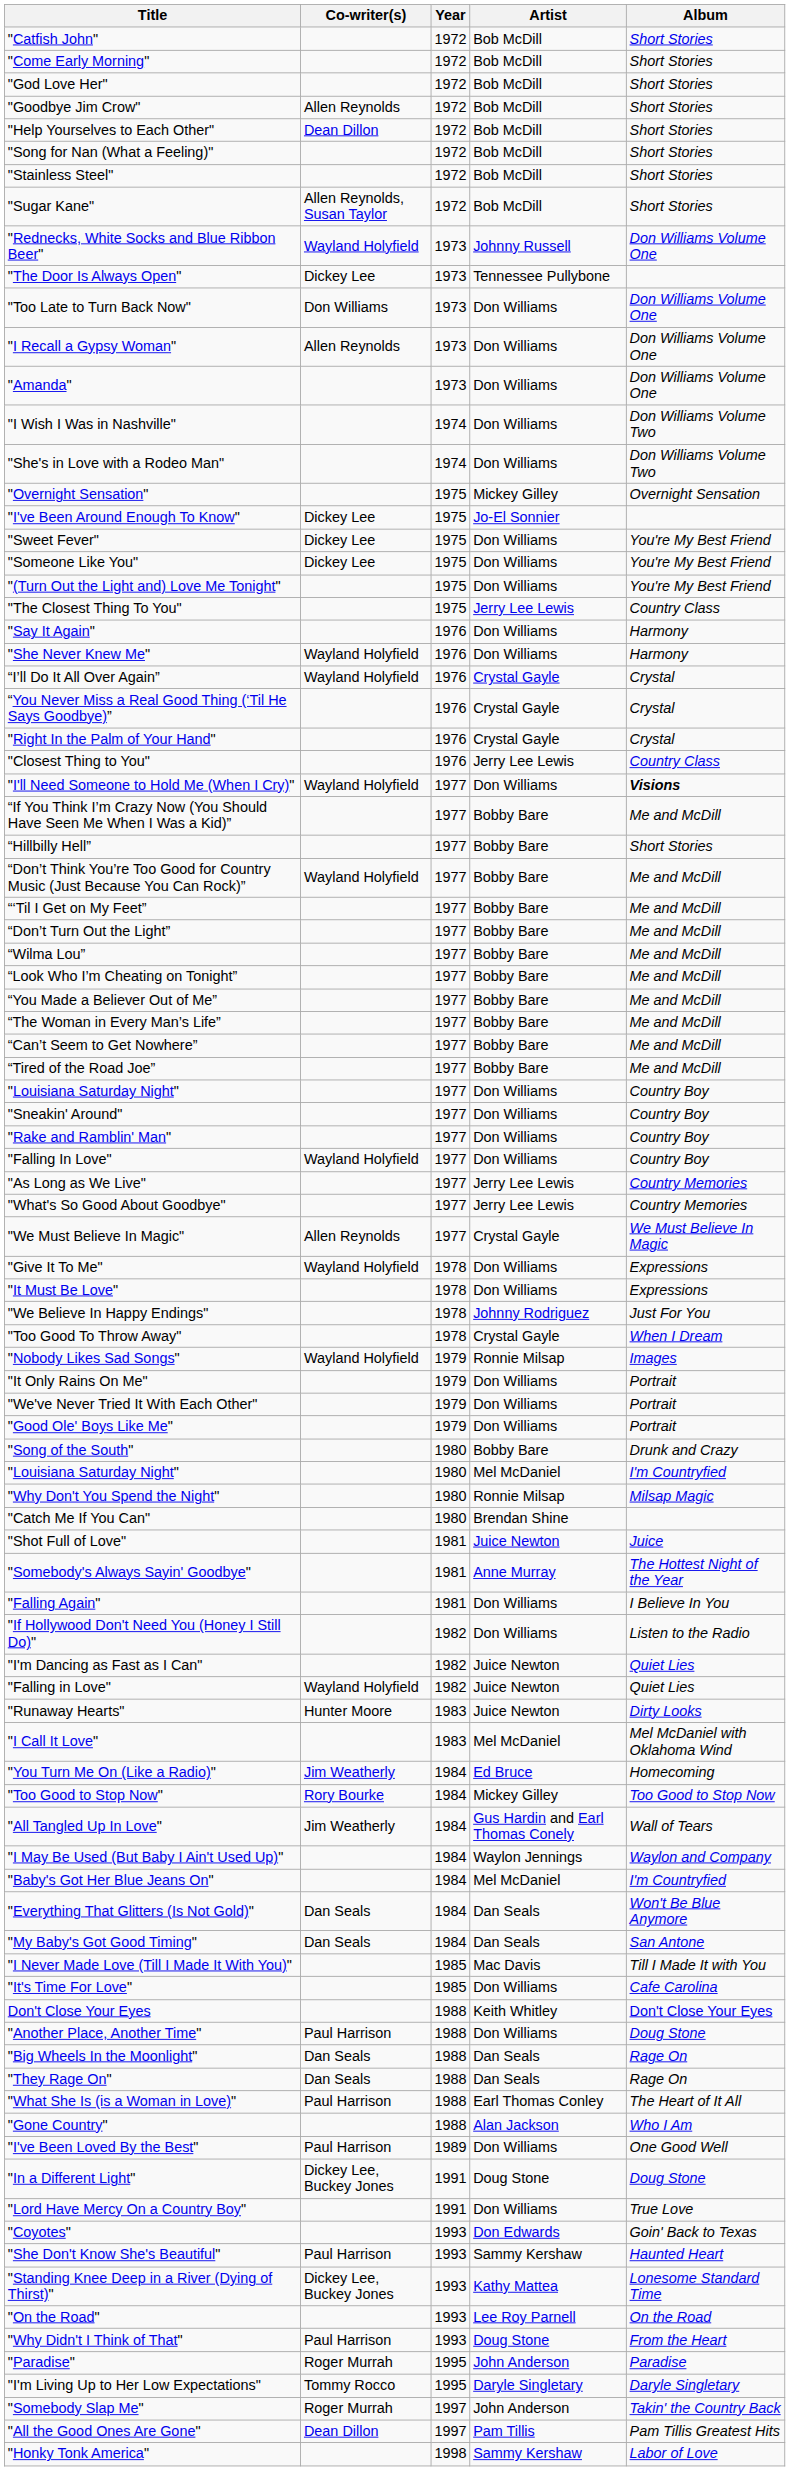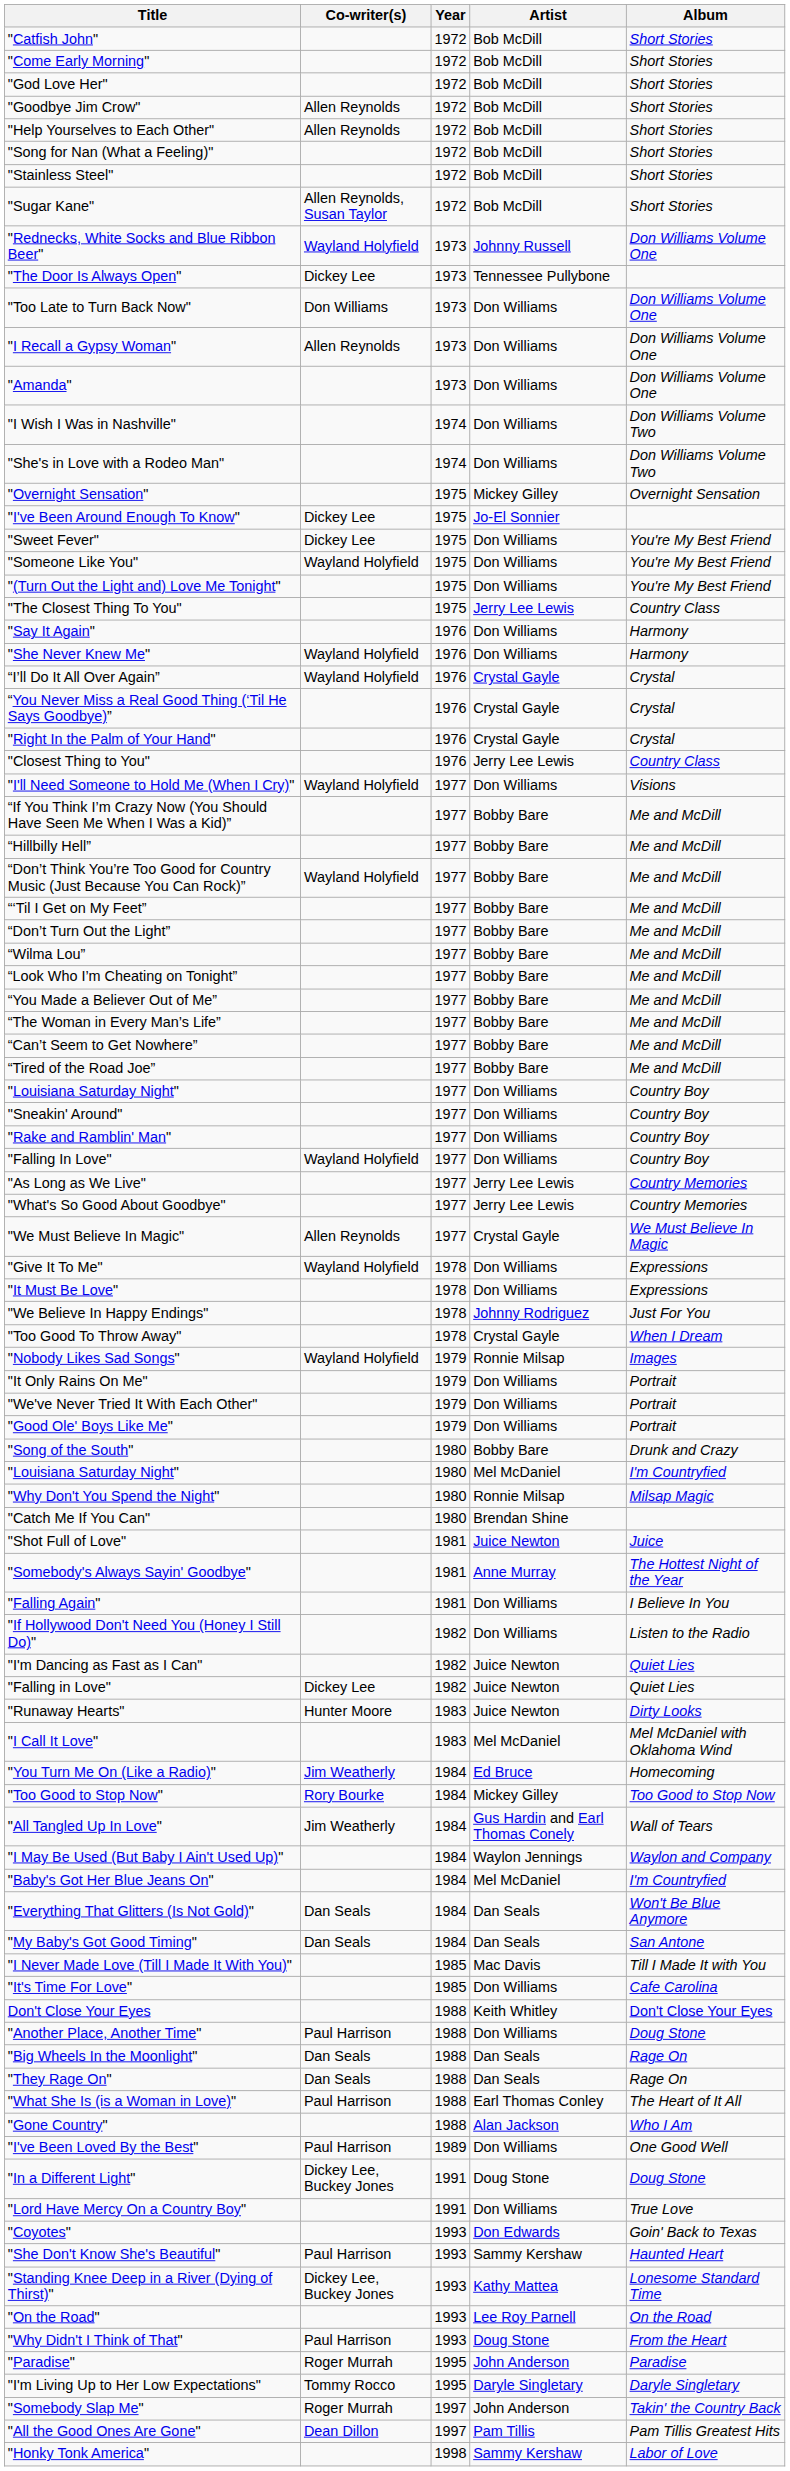(341, 130) Dean Dillon -> (352, 130) Allen Reynolds
(340, 563) Dickey Lee -> (361, 563) Wayland Holyfield
(655, 784) bold -> (653, 784) normal
(671, 846) Short Stories -> (675, 846) Me and McDill
(361, 1688) Wayland Holyfield -> (340, 1688) Dickey Lee
